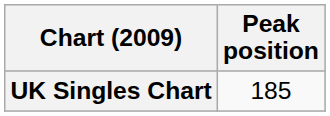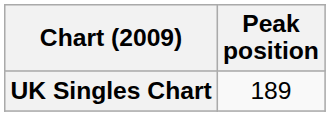(271, 90) 185 -> (271, 90) 189
